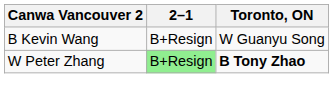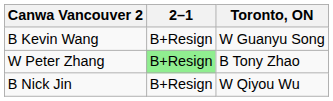(262, 61) bold -> (259, 61) normal
+ row: (40, 84)
